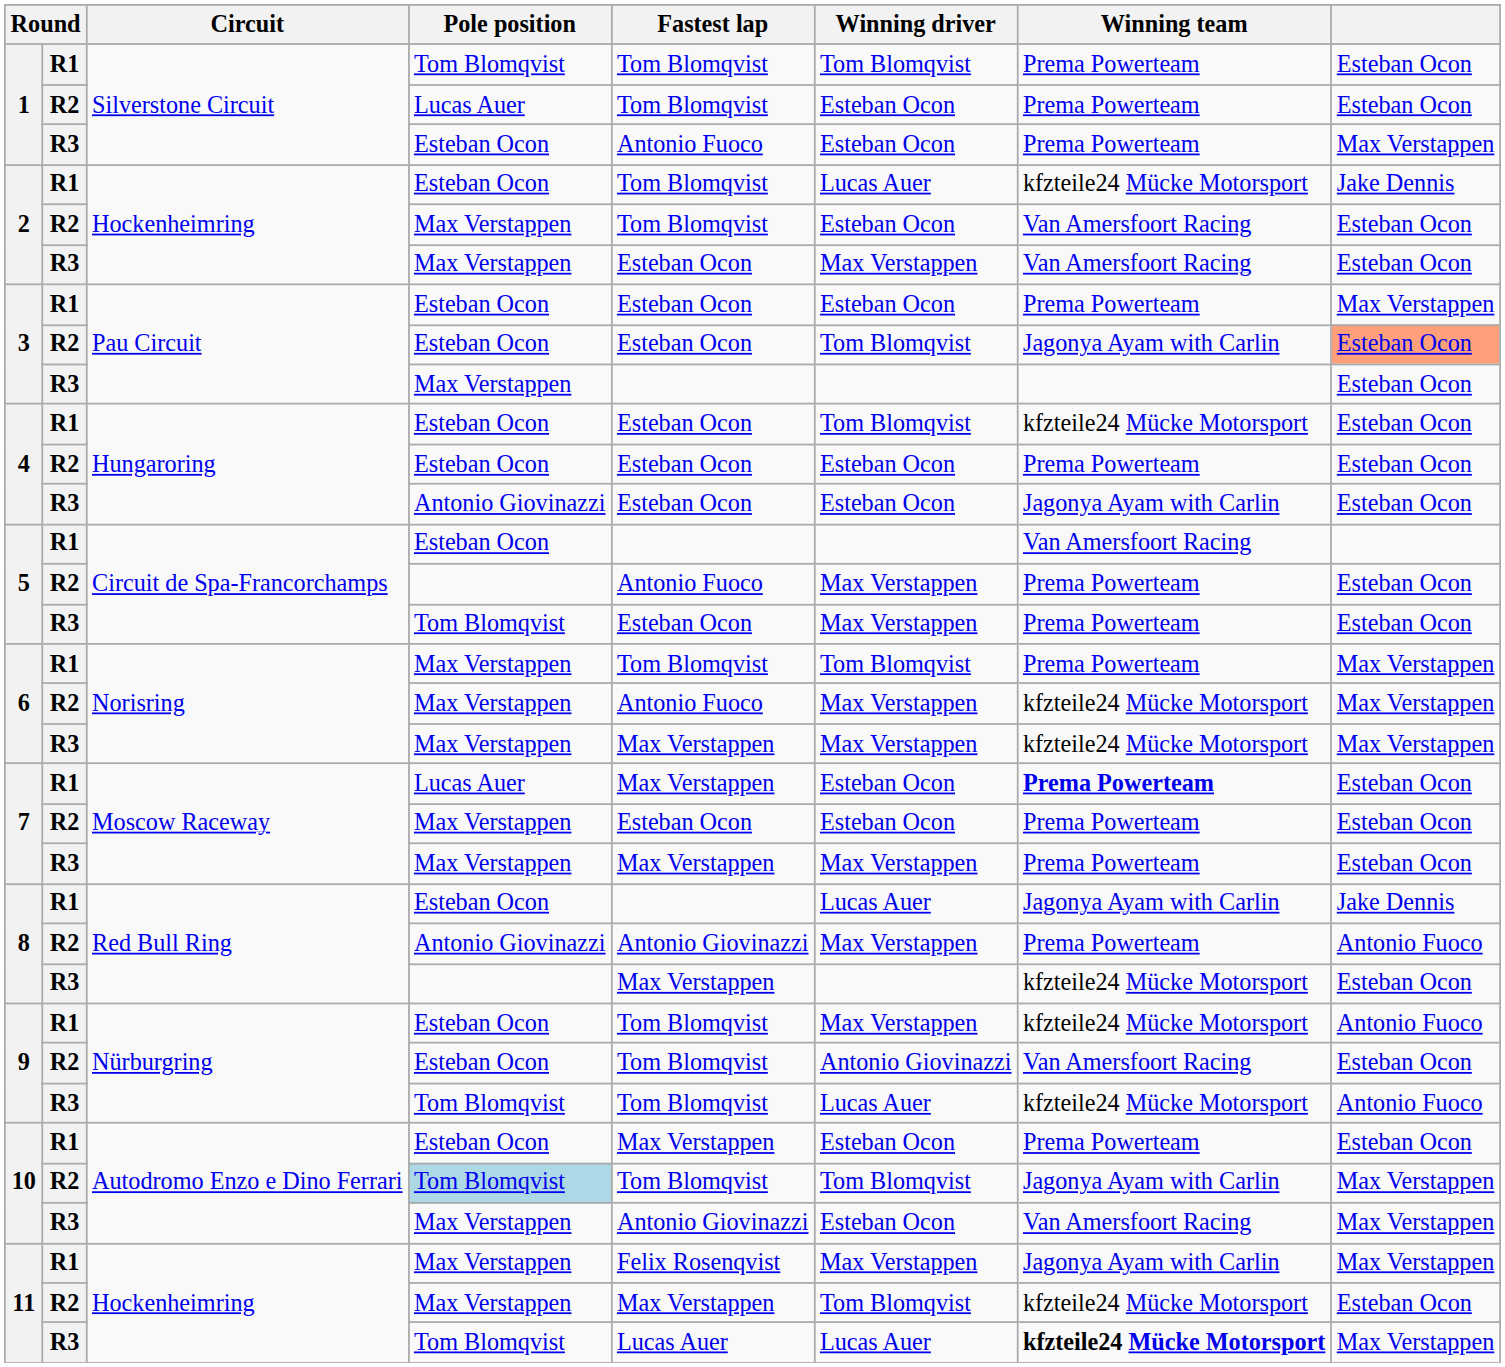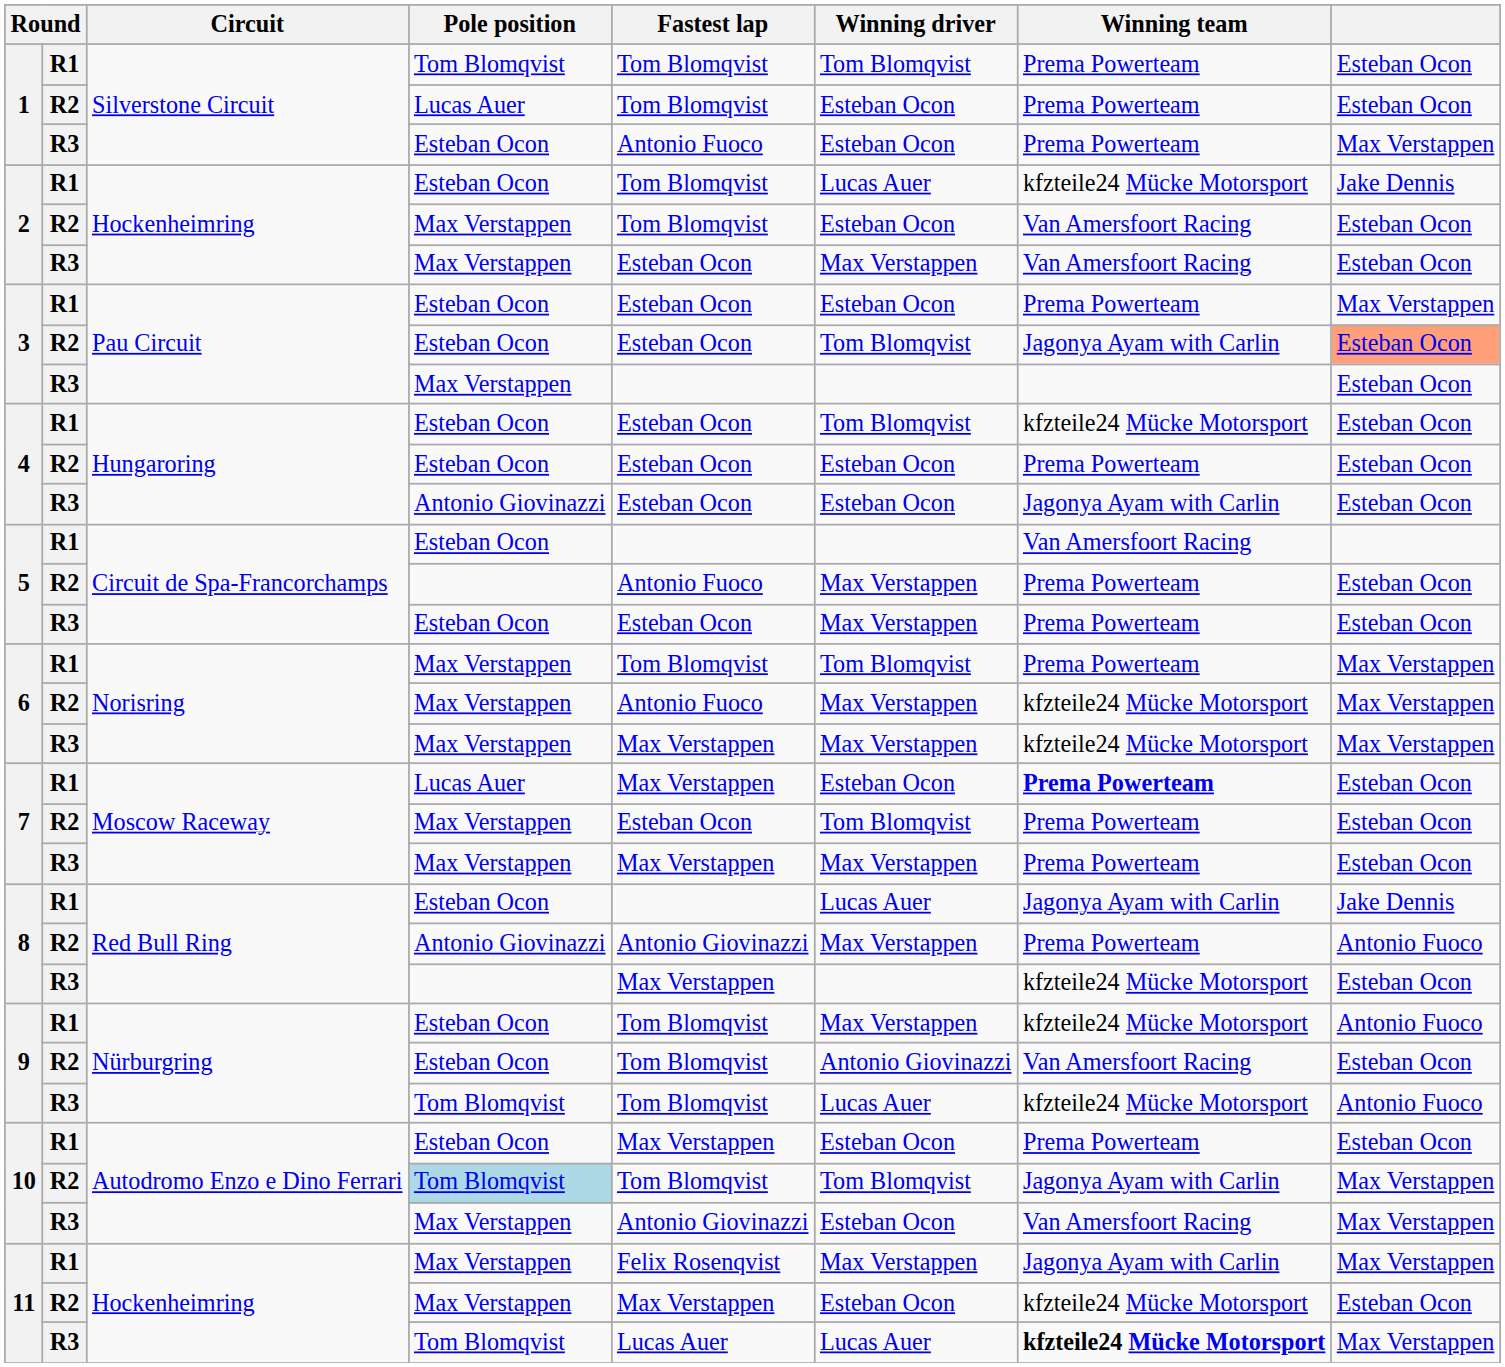(489, 623) Tom Blomqvist -> (481, 623) Esteban Ocon
(887, 822) Esteban Ocon -> (895, 822) Tom Blomqvist
(895, 1302) Tom Blomqvist -> (887, 1302) Esteban Ocon
